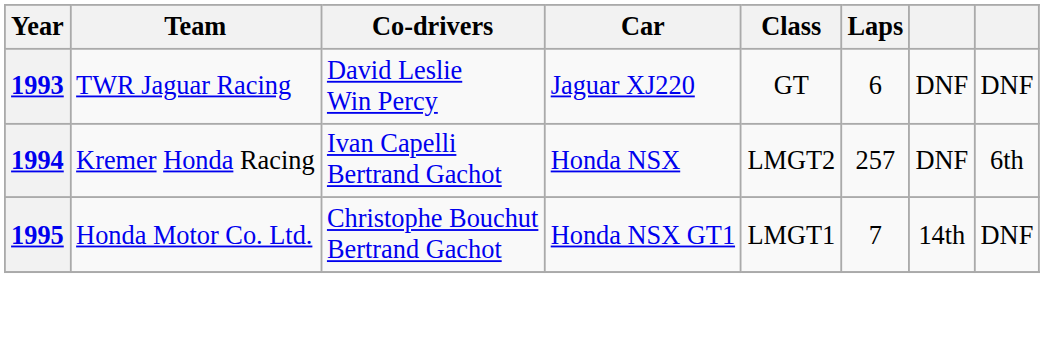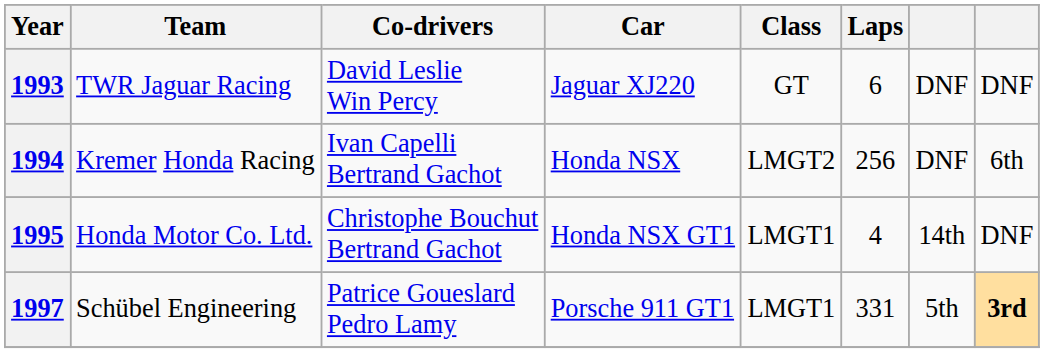(875, 160) 257 -> (875, 160) 256
(875, 234) 7 -> (875, 234) 4
+ row: (37, 309)
